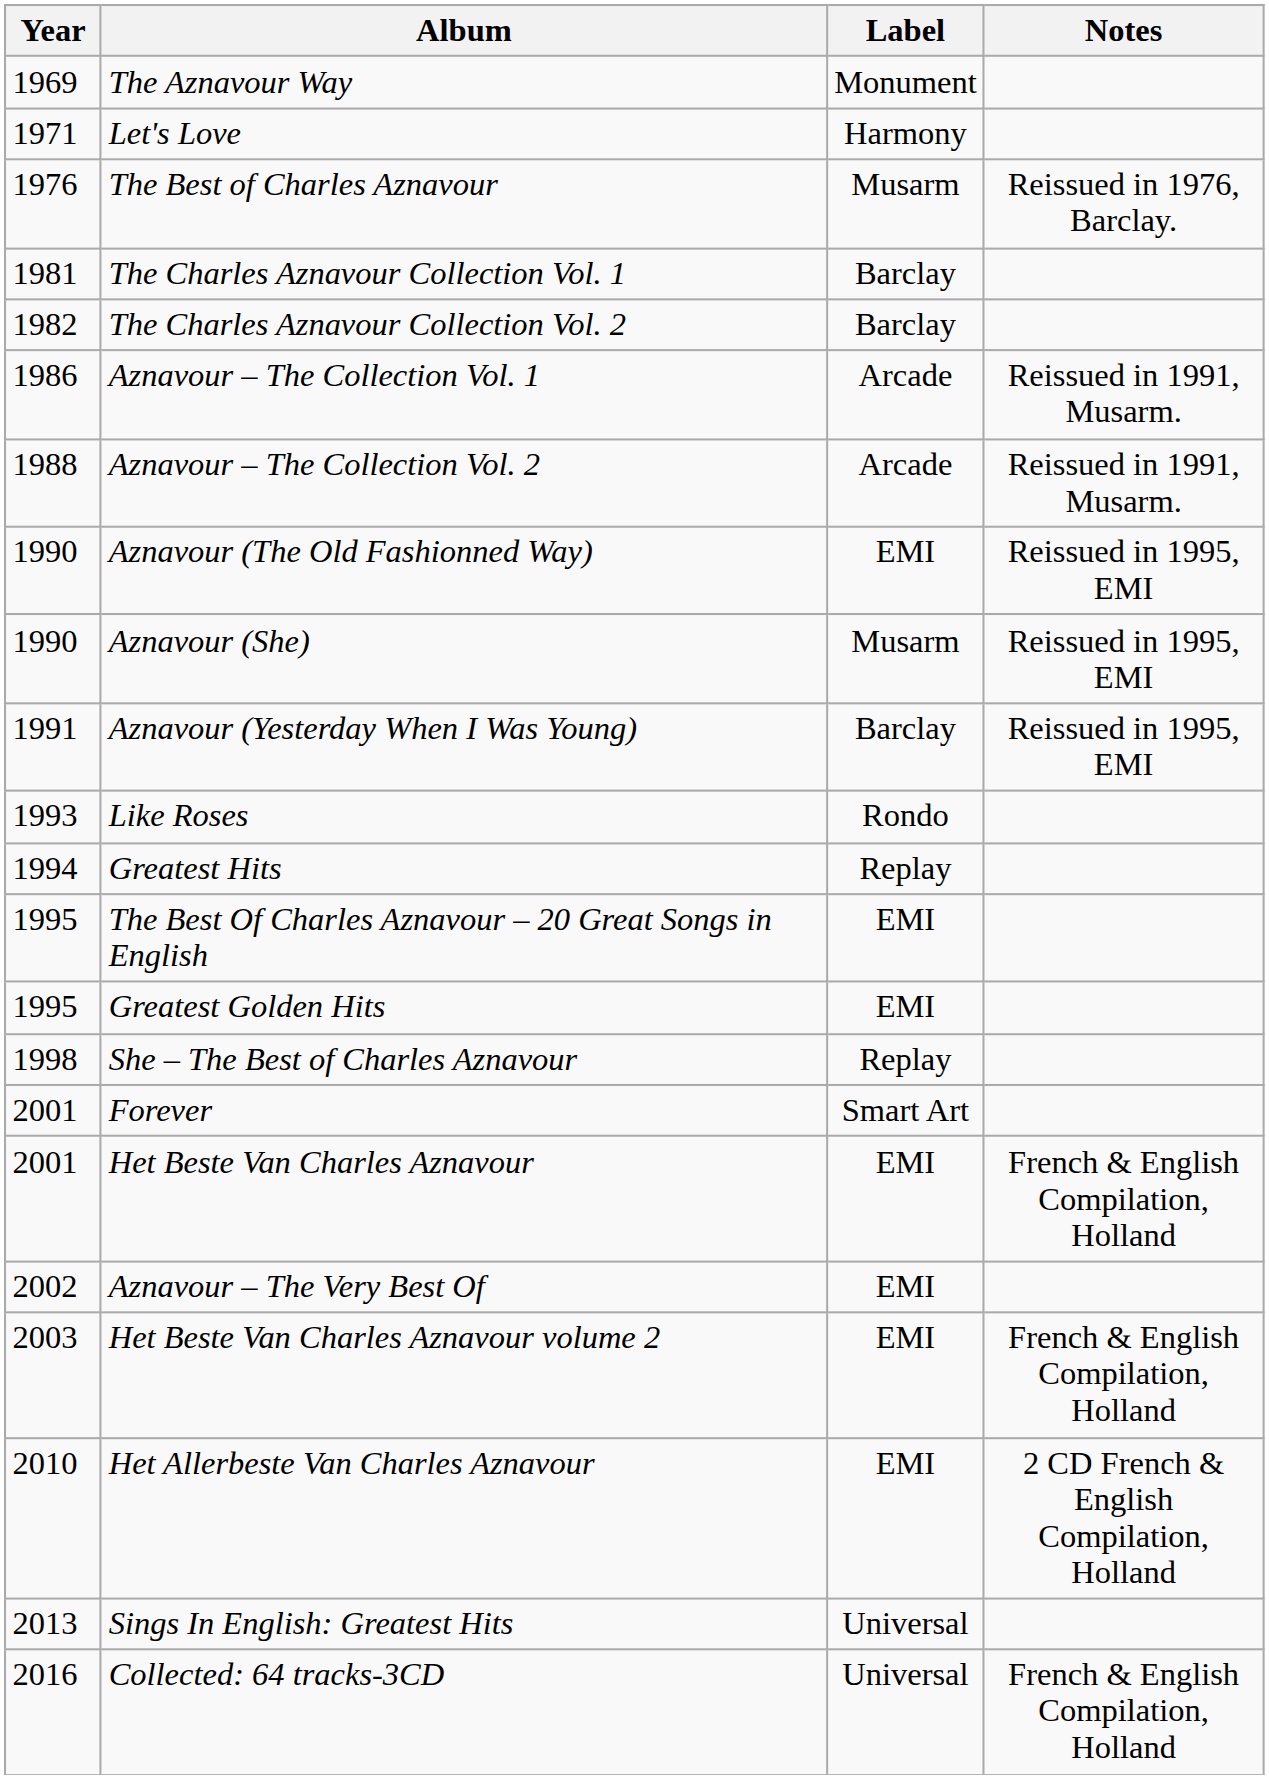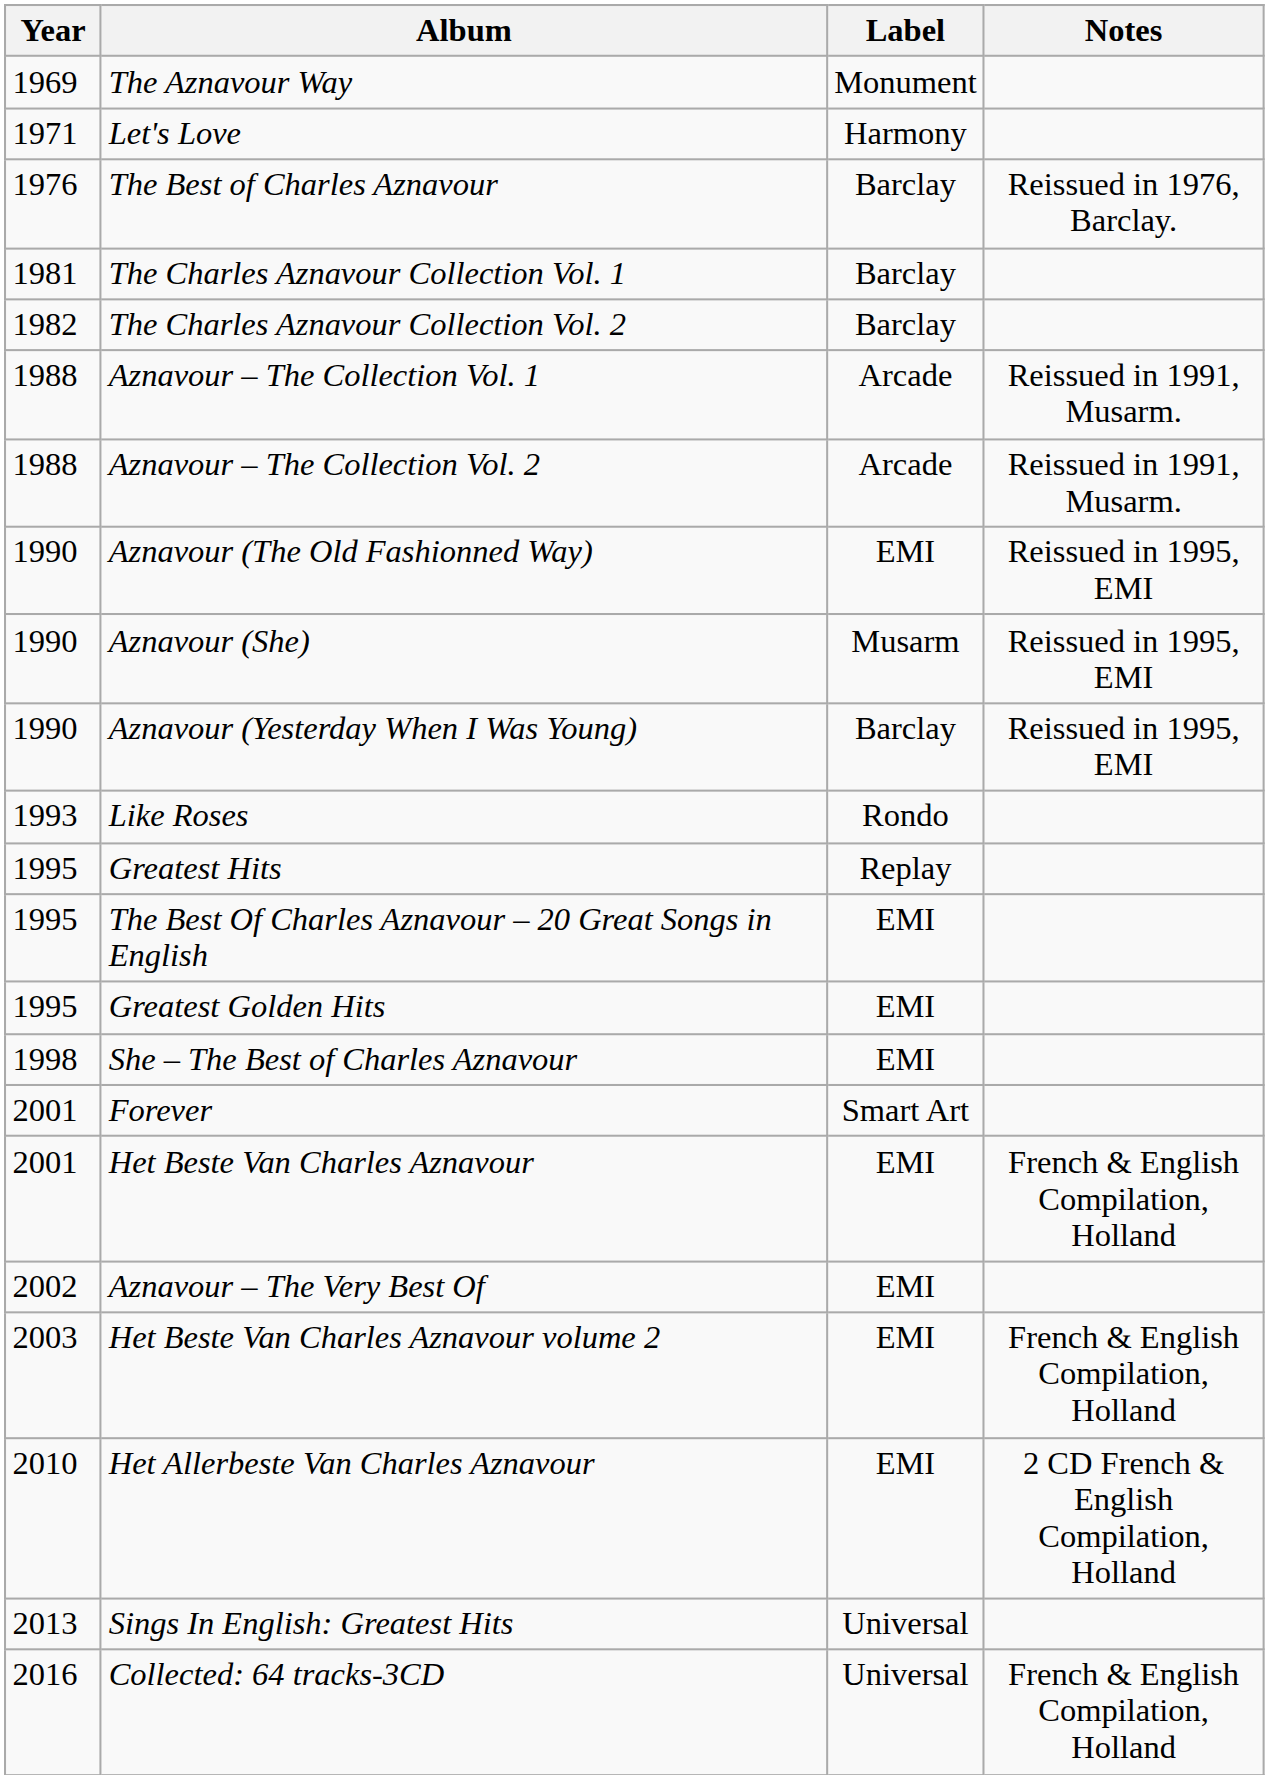(905, 184) Musarm -> (905, 184) Barclay
(45, 375) 1986 -> (45, 375) 1988
(45, 728) 1991 -> (45, 728) 1990
(45, 867) 1994 -> (45, 867) 1995
(905, 1058) Replay -> (905, 1058) EMI
